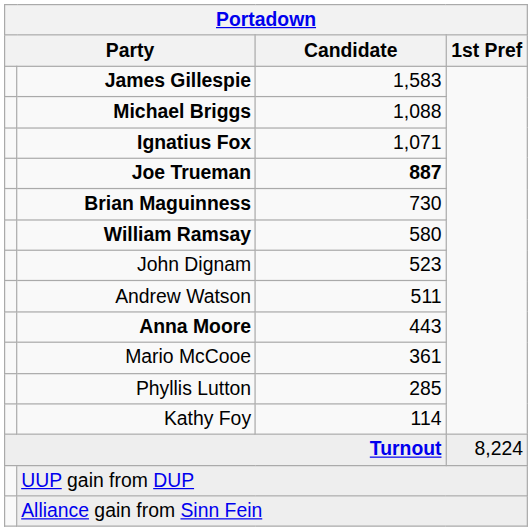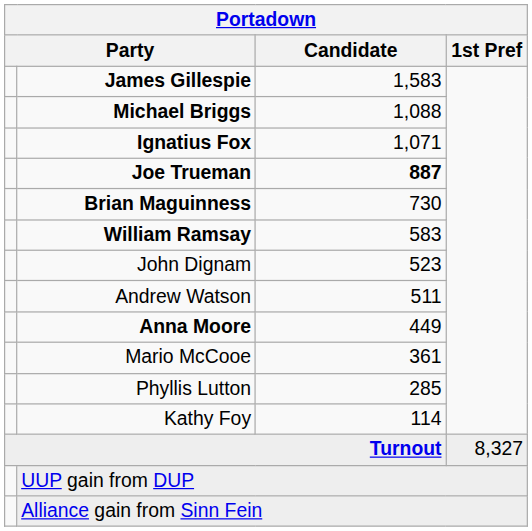(425, 234) 580 -> (425, 234) 583
(425, 326) 443 -> (425, 326) 449
(499, 449) 8,224 -> (499, 449) 8,327
